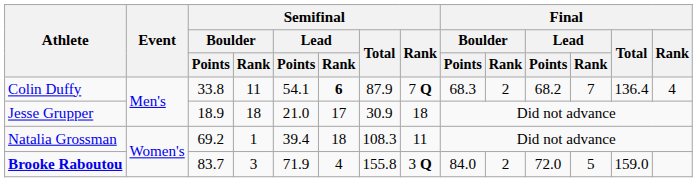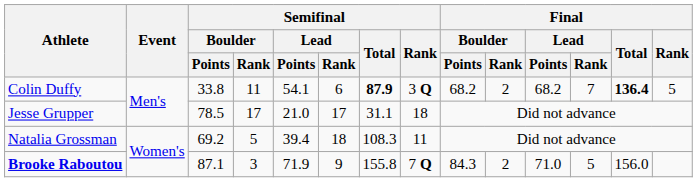(339, 89) bold -> (339, 89) normal
(379, 89) normal -> (379, 89) bold
(420, 89) 7 Q -> (420, 89) 3 Q
(463, 89) 68.3 -> (463, 89) 68.2
(631, 89) normal -> (631, 89) bold
(672, 89) 4 -> (672, 89) 5
(211, 114) 18.9 -> (211, 114) 78.5
(253, 114) 18 -> (253, 114) 17
(379, 114) 30.9 -> (379, 114) 31.1
(253, 139) 1 -> (253, 139) 5
(211, 164) 83.7 -> (211, 164) 87.1
(339, 164) 4 -> (339, 164) 9
(420, 164) 3 Q -> (420, 164) 7 Q
(463, 164) 84.0 -> (463, 164) 84.3
(548, 164) 72.0 -> (548, 164) 71.0
(631, 164) 159.0 -> (631, 164) 156.0
